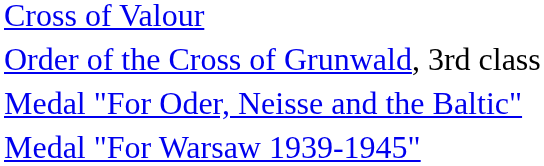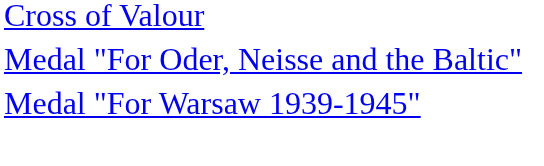- row: (272, 59)
